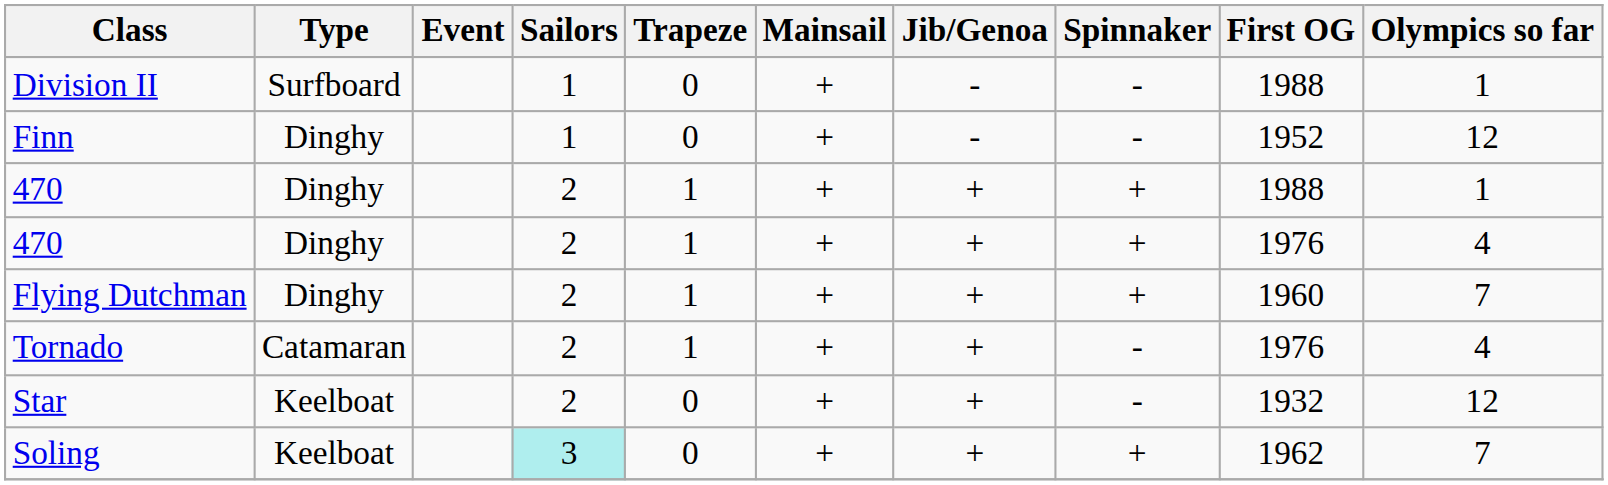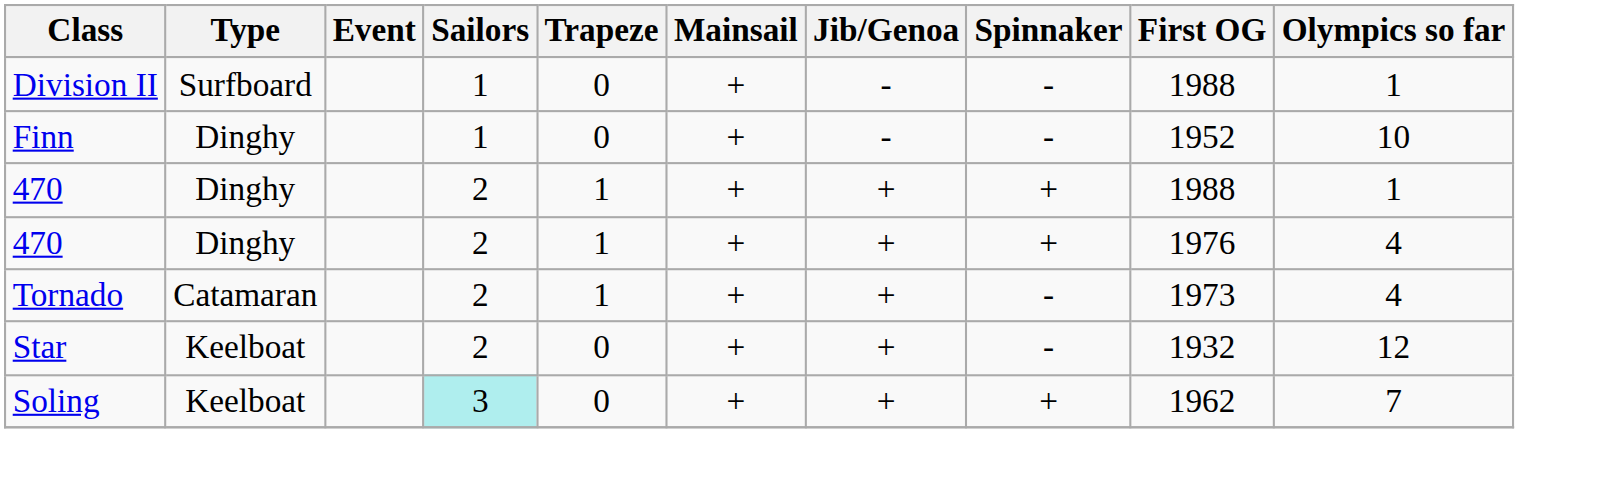(1482, 136) 12 -> (1394, 136) 10
- row: (130, 294)
(1291, 347) 1976 -> (1202, 294) 1973
